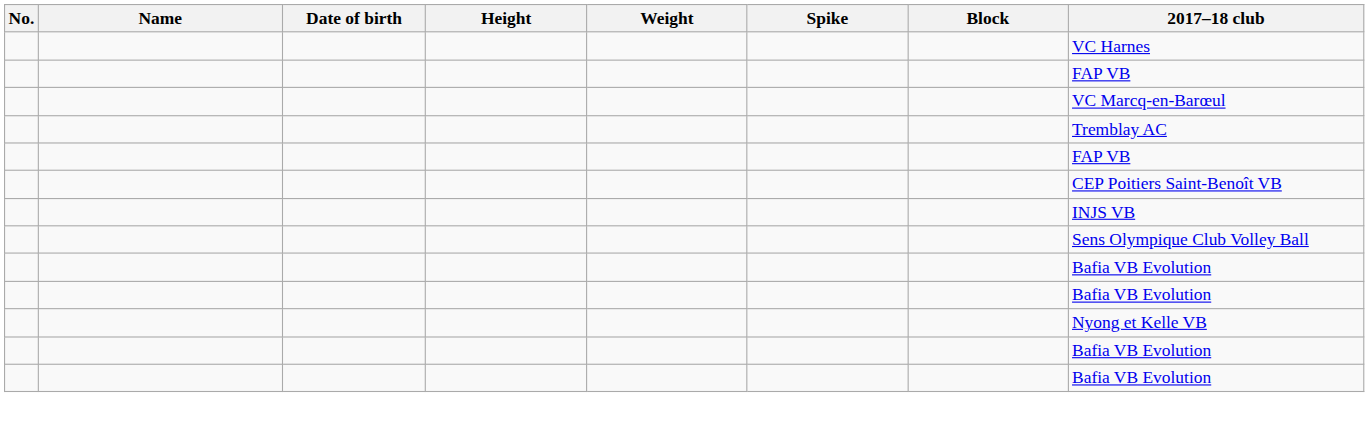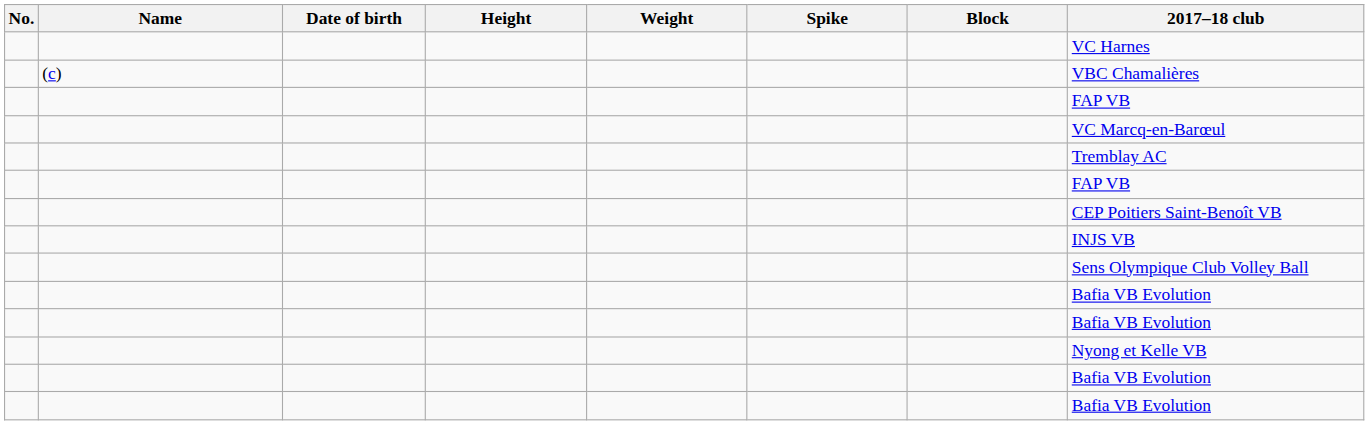+ row: (21, 74)
